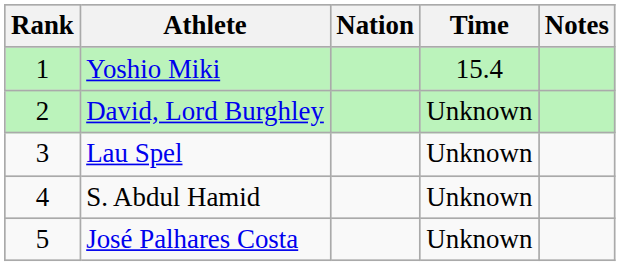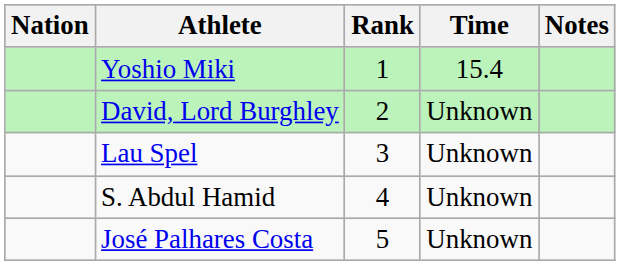columns swapped: (42, 25) <-> (375, 25)
